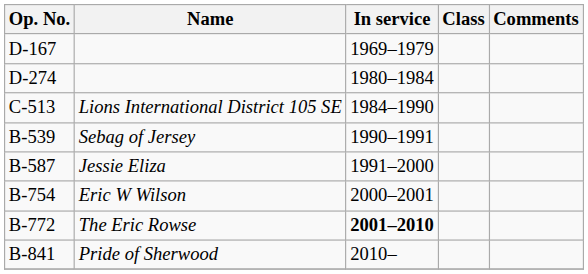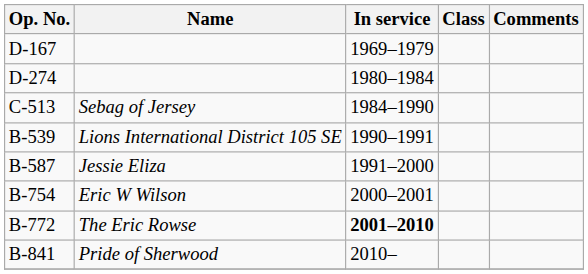(210, 107) Lions International District 105 SE -> (137, 107) Sebag of Jersey
(137, 136) Sebag of Jersey -> (210, 136) Lions International District 105 SE
